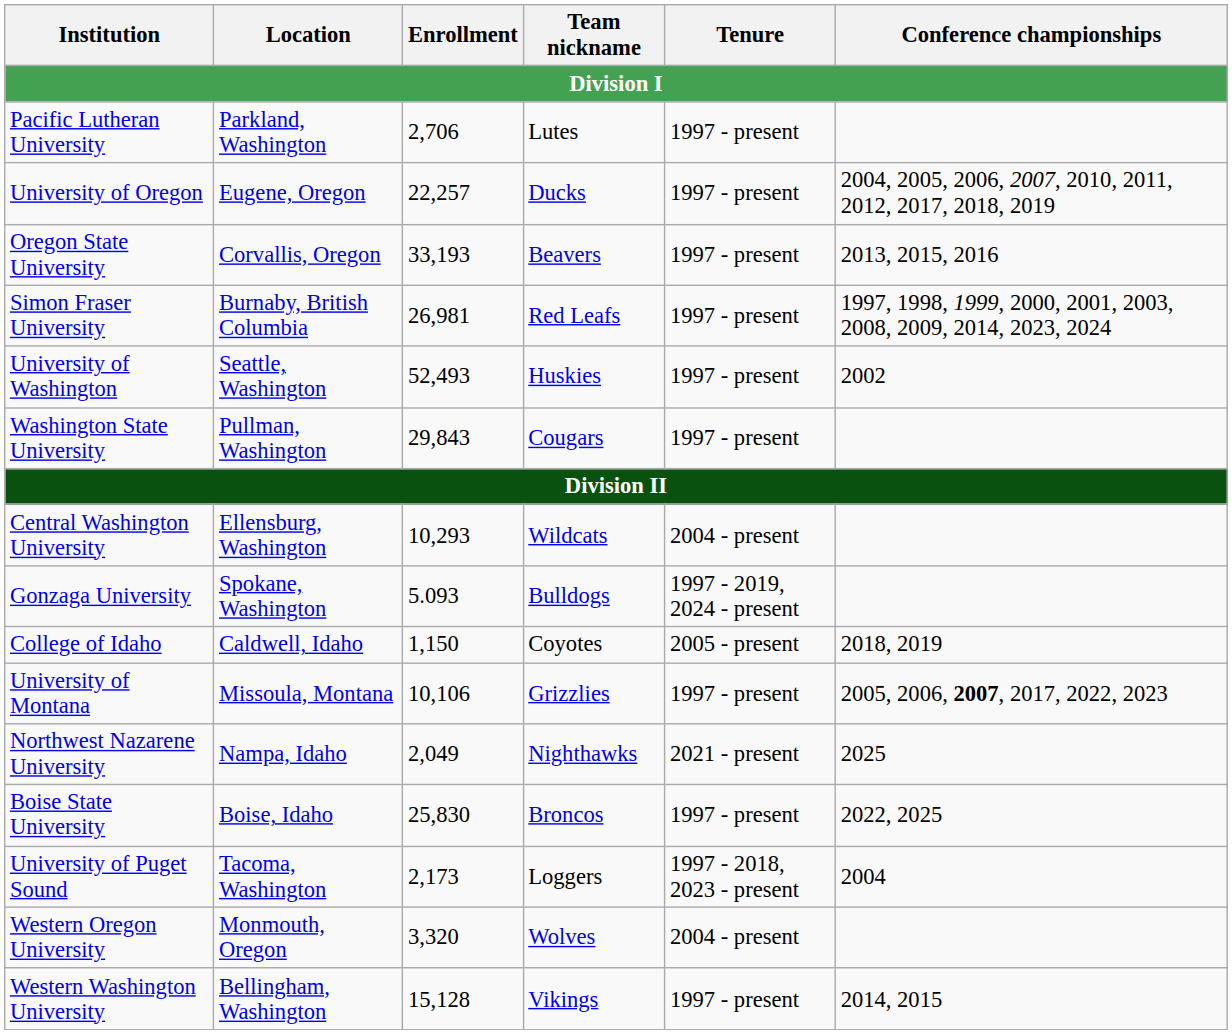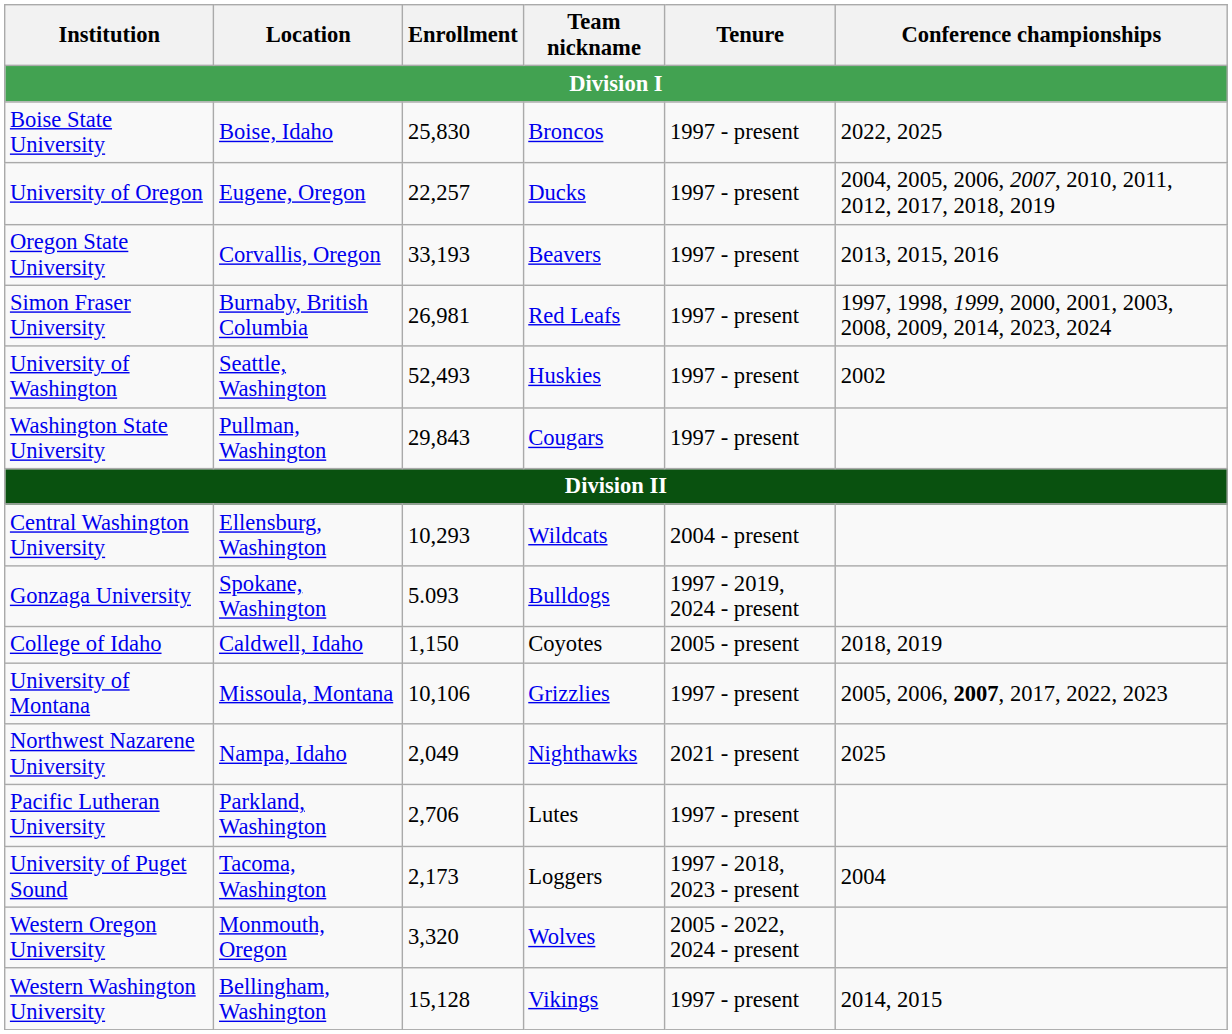rows swapped: (61, 815) <-> (85, 132)
(734, 937) 2004 - present -> (734, 937) 2005 - 2022, 2024 - present
